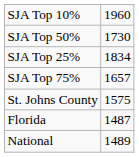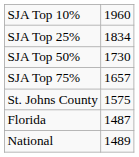rows swapped: (44, 57) <-> (44, 36)
